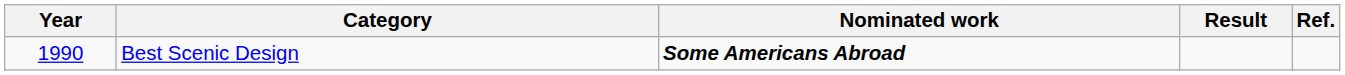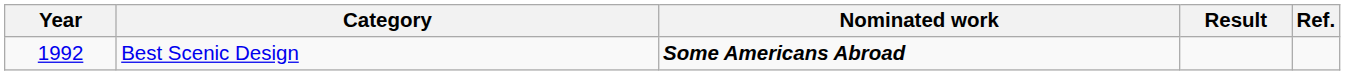(61, 53) 1990 -> (61, 53) 1992
